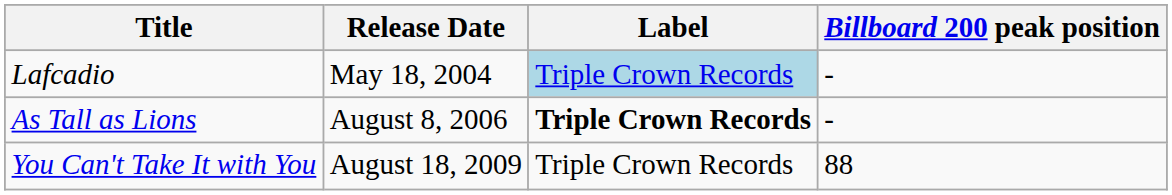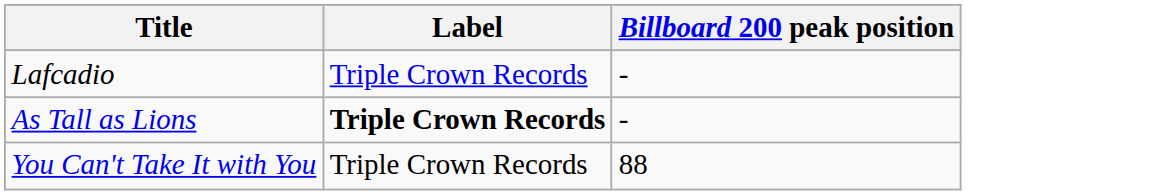- column: (426, 27)
(664, 73) lightblue background -> (459, 73) no background
